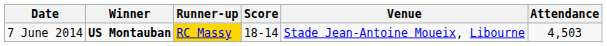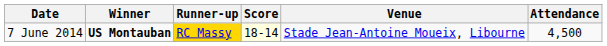(261, 32) no background -> (261, 32) lightyellow background
(565, 32) 4,503 -> (565, 32) 4,500
